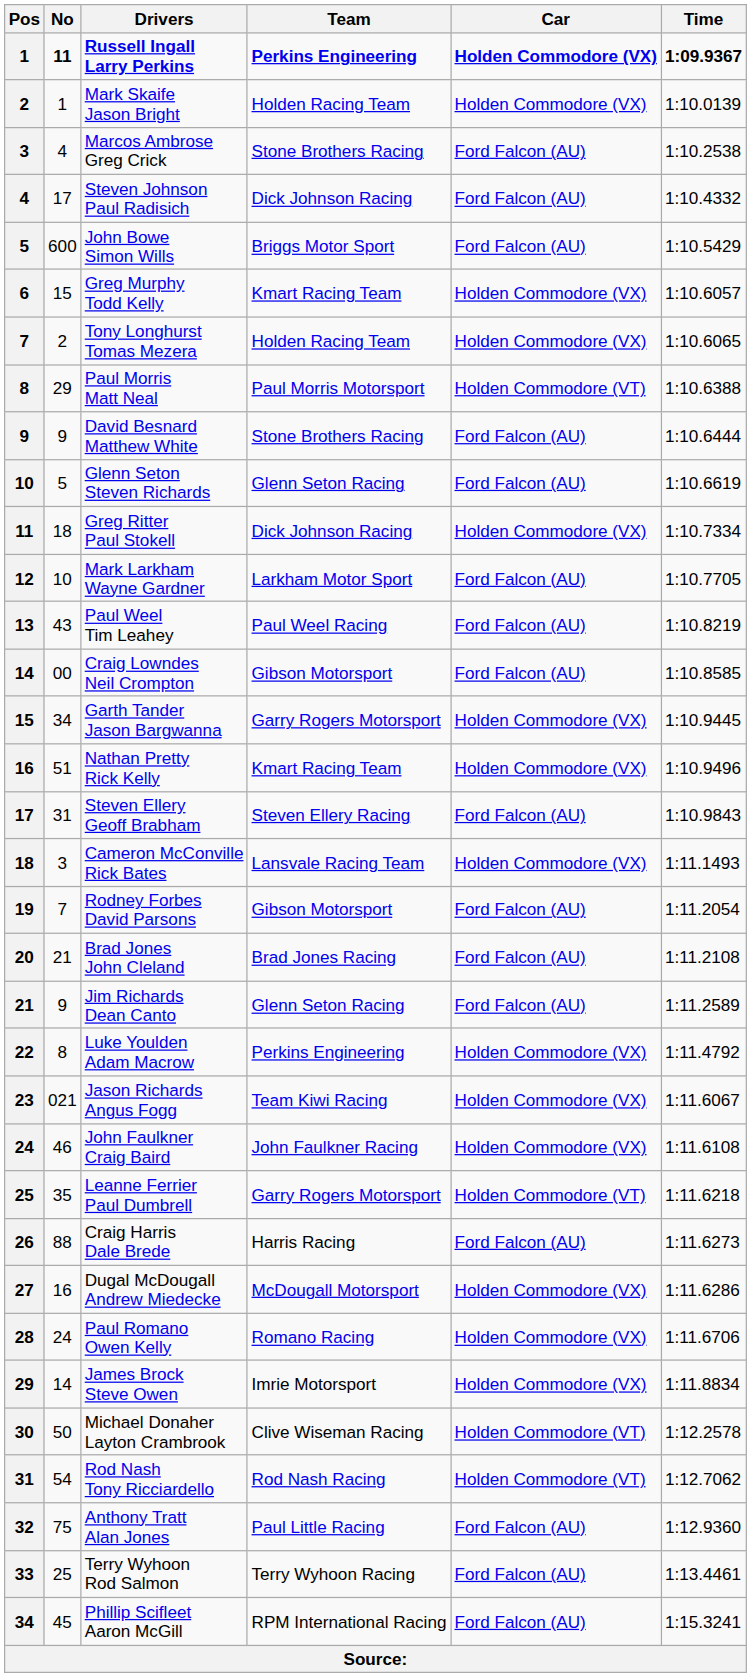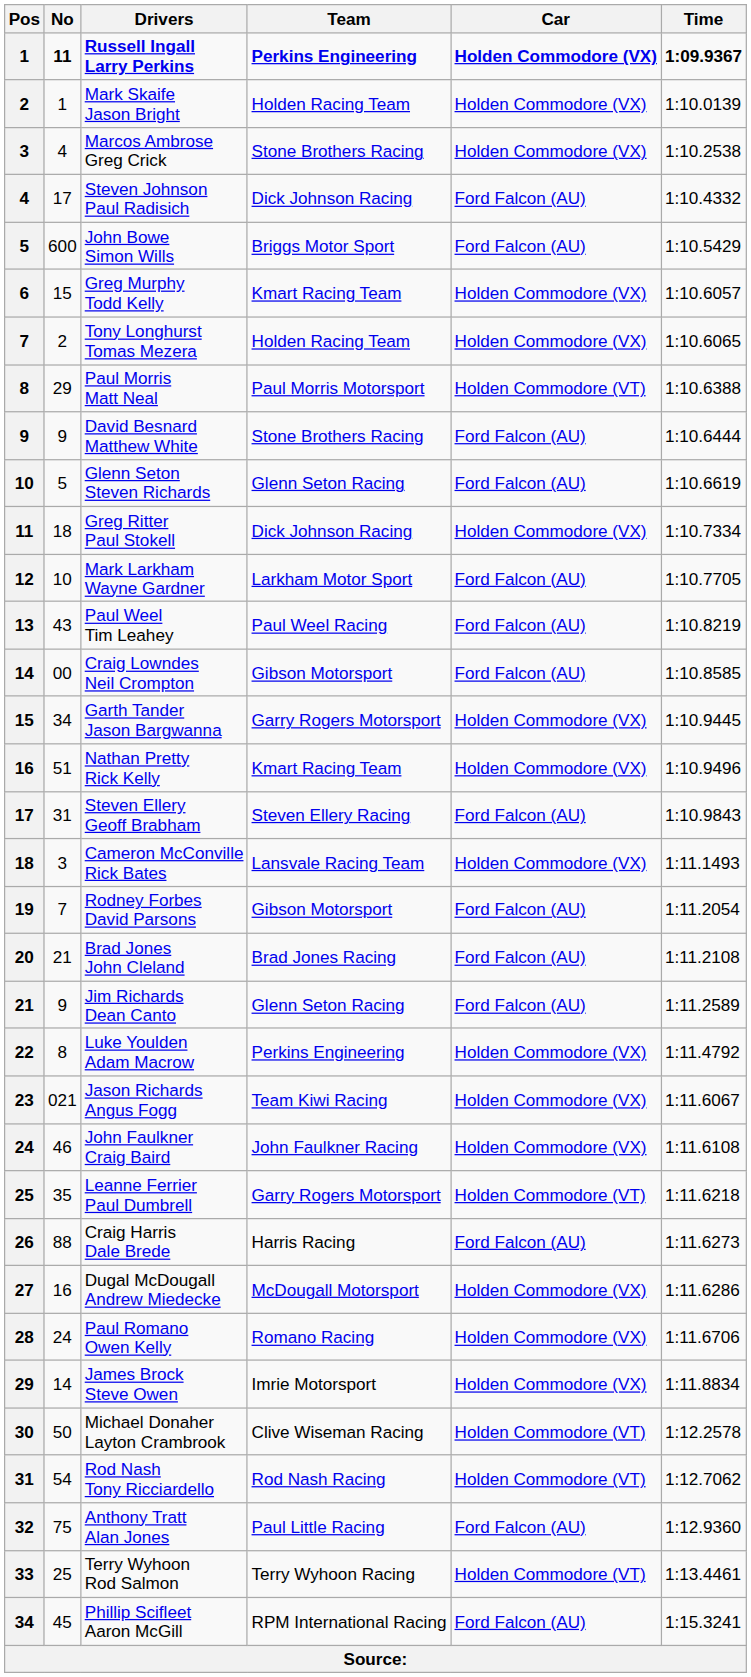(520, 151) Ford Falcon (AU) -> (551, 151) Holden Commodore (VX)
(520, 1574) Ford Falcon (AU) -> (550, 1574) Holden Commodore (VT)
